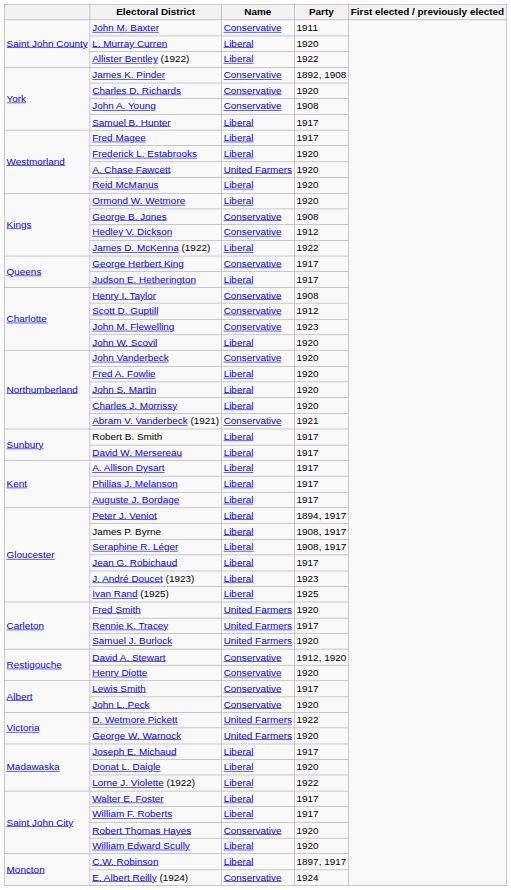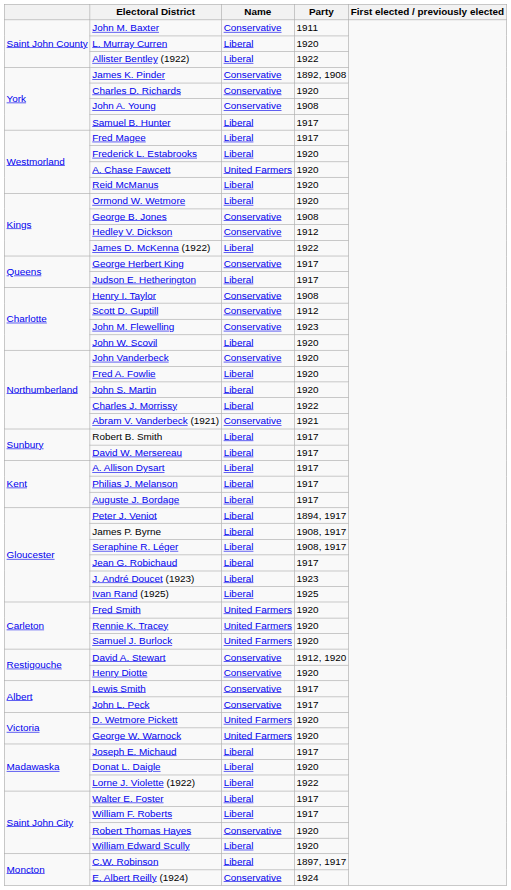(308, 405) 1920 -> (308, 405) 1922
(308, 625) 1917 -> (308, 625) 1920
(308, 704) 1920 -> (308, 704) 1917
(308, 720) 1922 -> (308, 720) 1920
